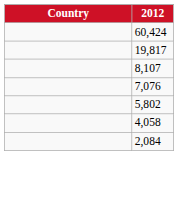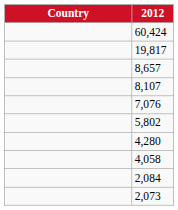+ row: (148, 68)
+ row: (148, 141)
+ row: (148, 196)
